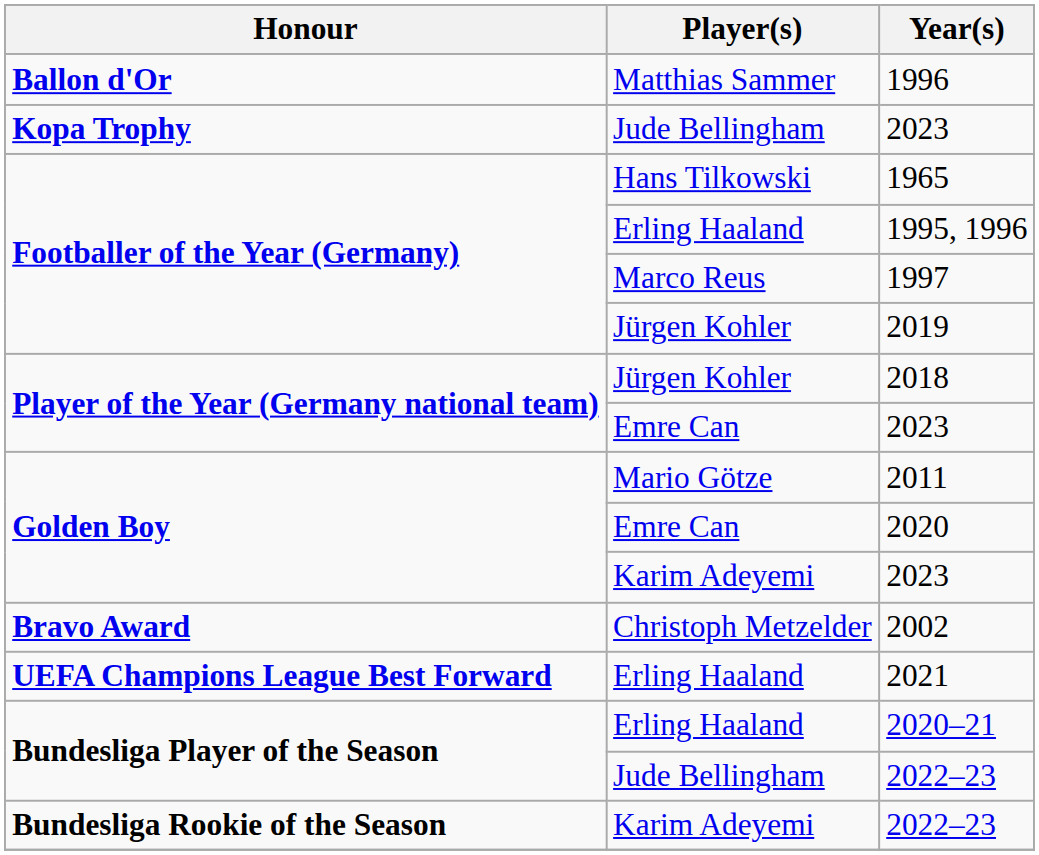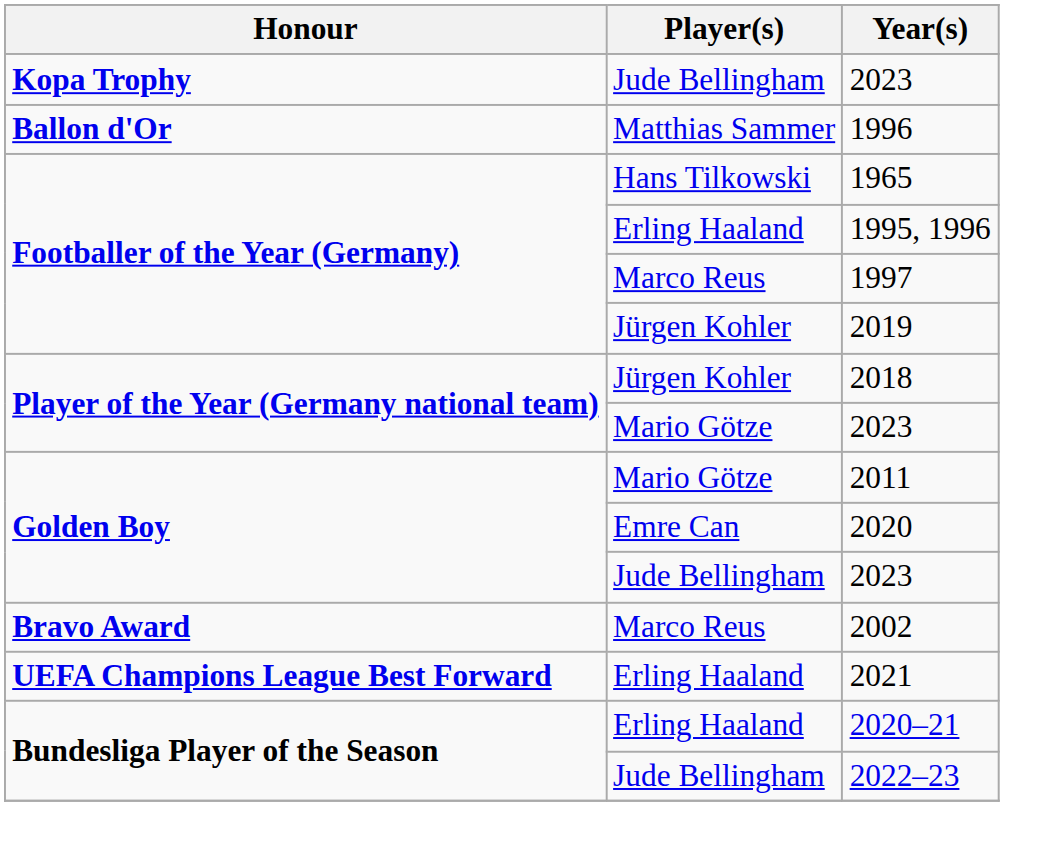rows swapped: (92, 79) <-> (102, 128)
(676, 427) Emre Can -> (693, 427) Mario Götze
(714, 576) Karim Adeyemi -> (719, 576) Jude Bellingham
(742, 626) Christoph Metzelder -> (689, 626) Marco Reus
- row: (229, 825)
